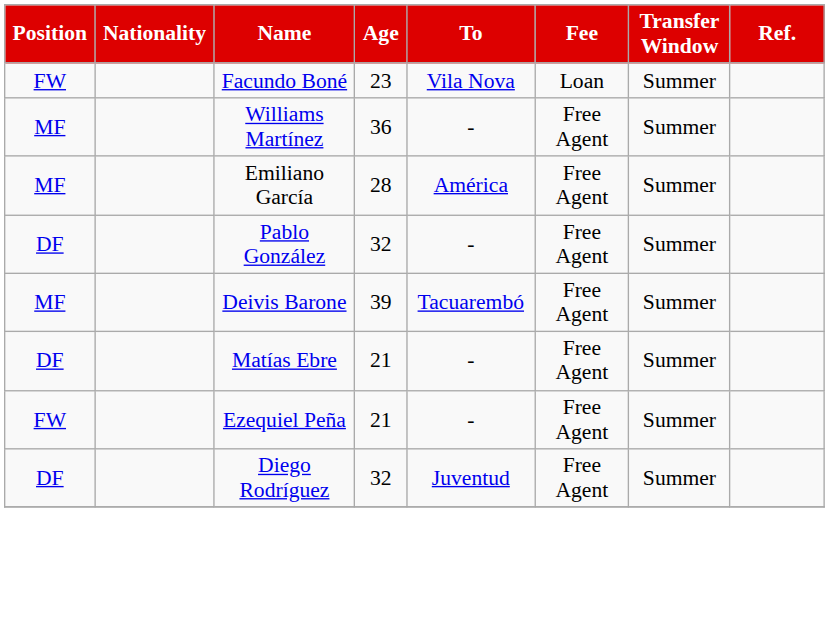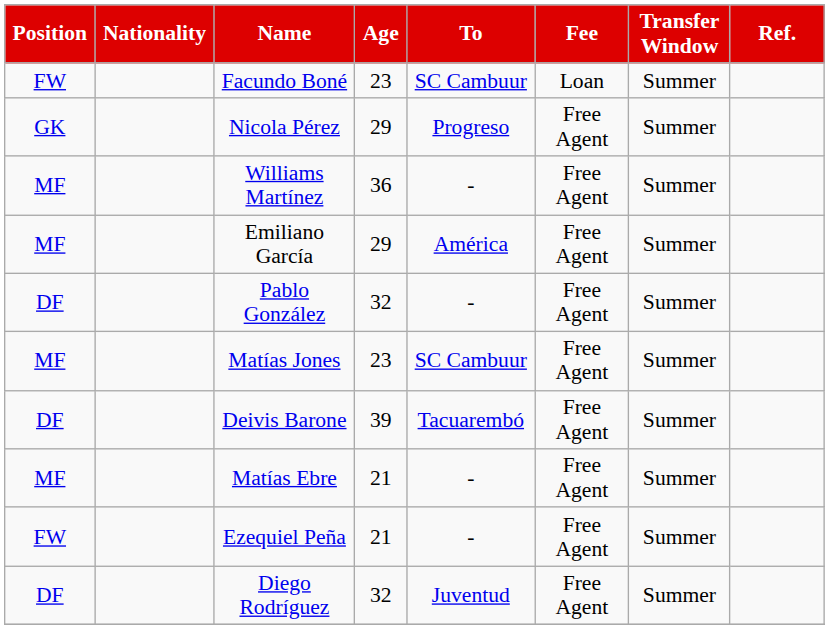(471, 80) Vila Nova -> (471, 80) SC Cambuur
+ row: (284, 126)
(381, 185) 28 -> (381, 243) 29
+ row: (284, 360)
(50, 302) MF -> (50, 419) DF
(50, 360) DF -> (50, 477) MF
